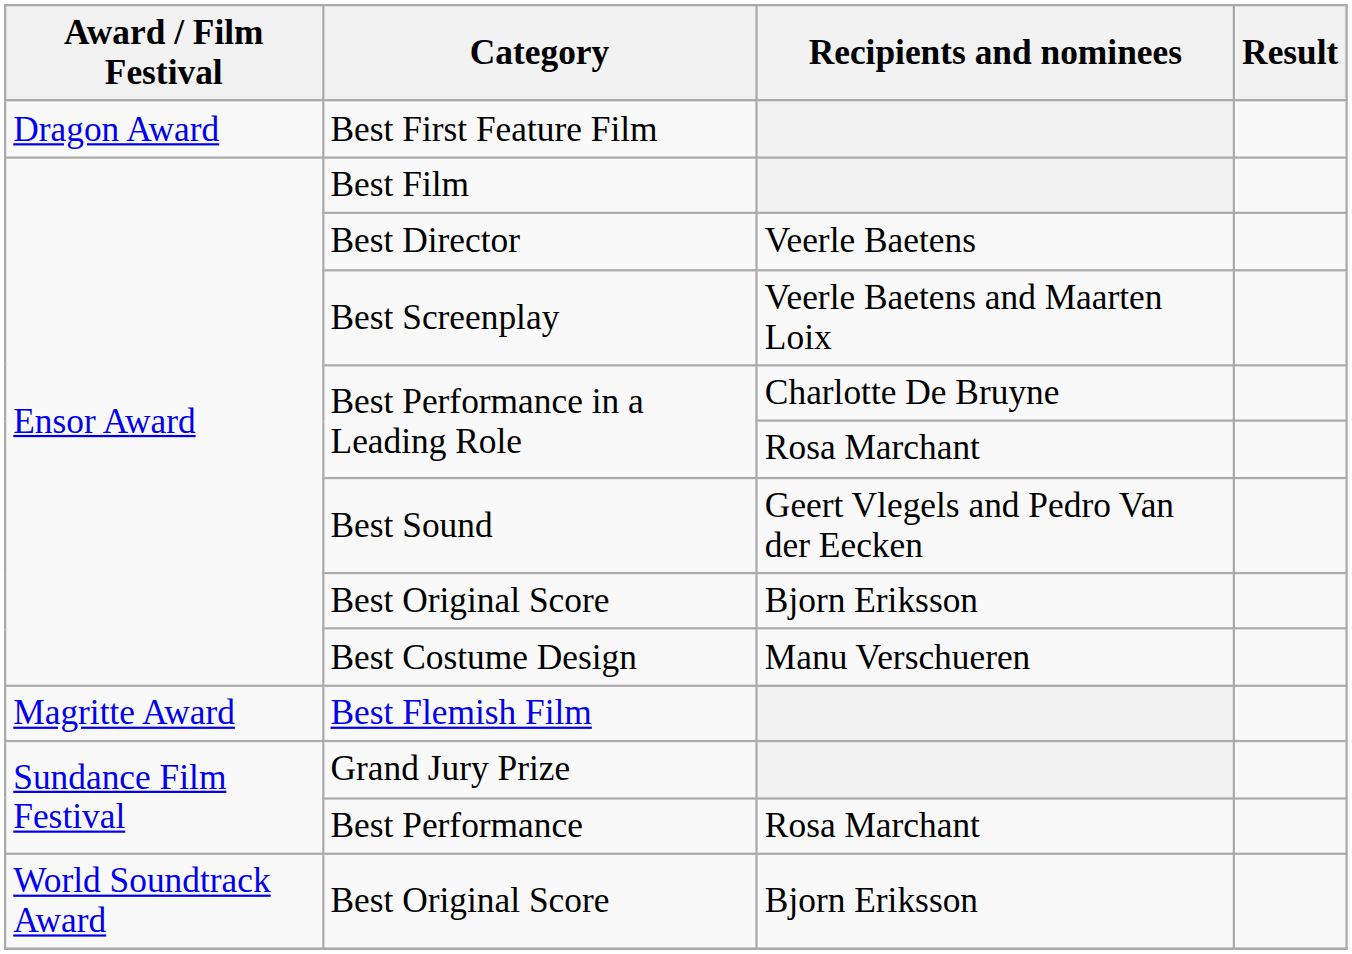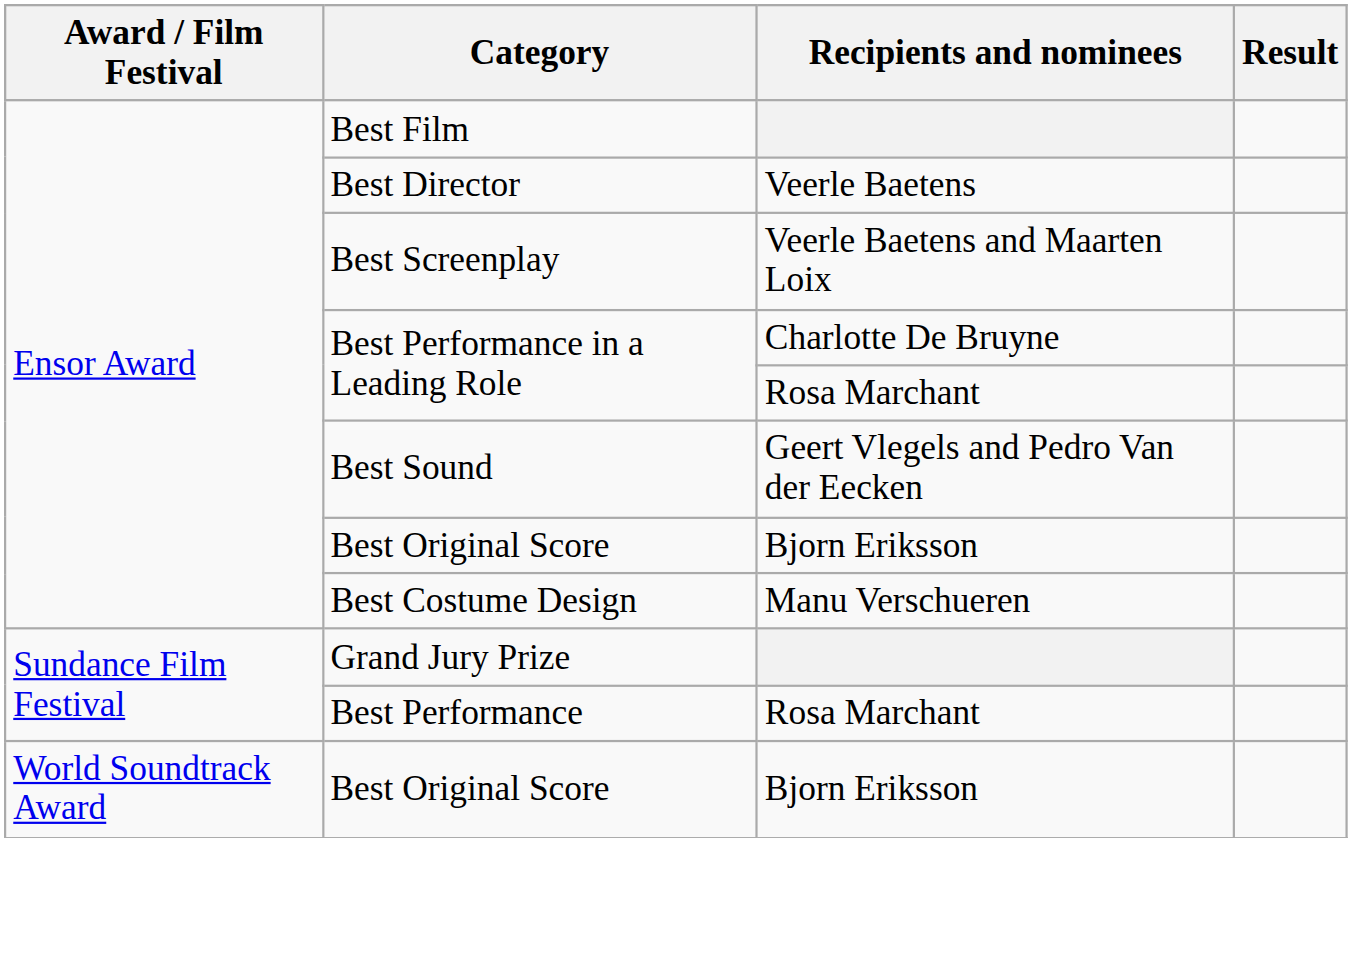- row: (494, 128)
- row: (461, 712)
